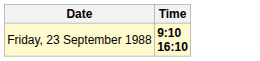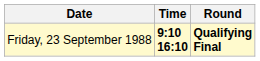+ column: (223, 14)
